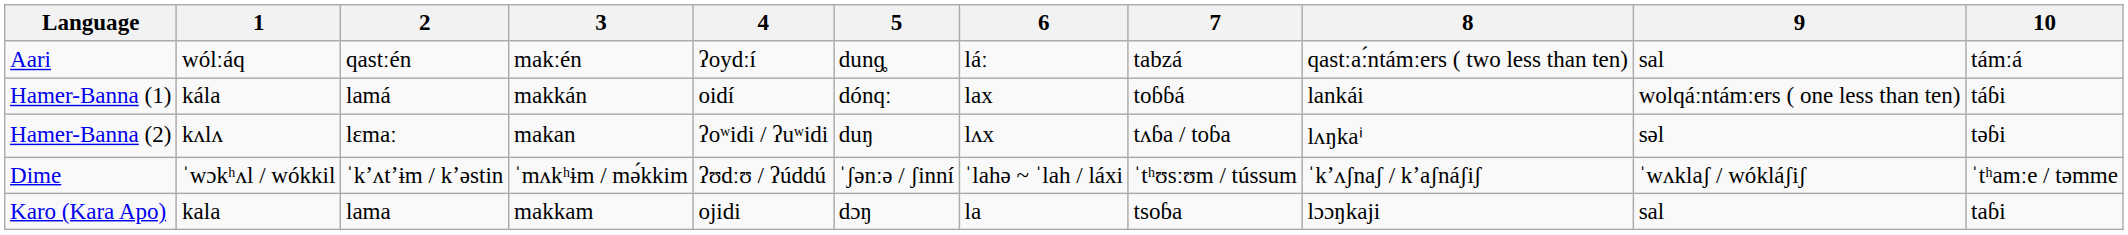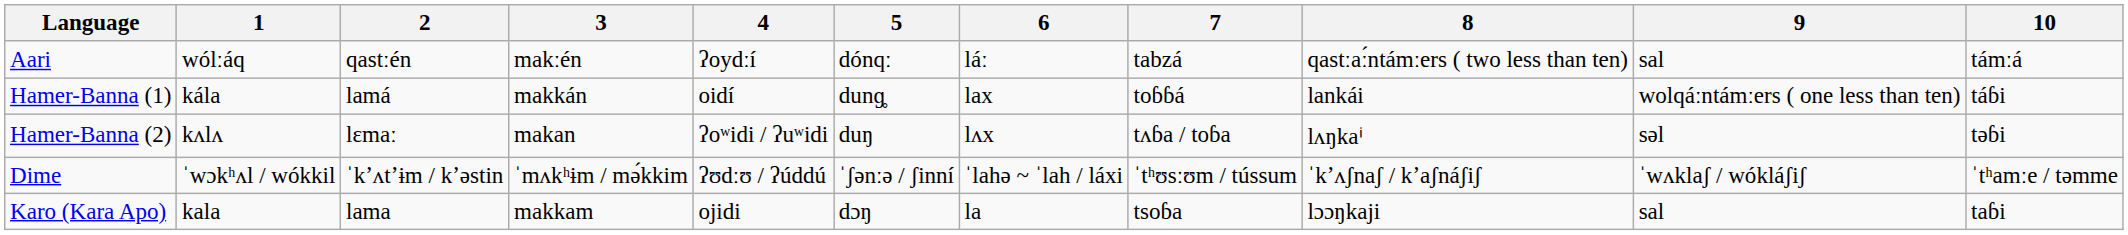(862, 59) dunɡ̥ -> (865, 59) dónqː
(865, 95) dónqː -> (862, 95) dunɡ̥
